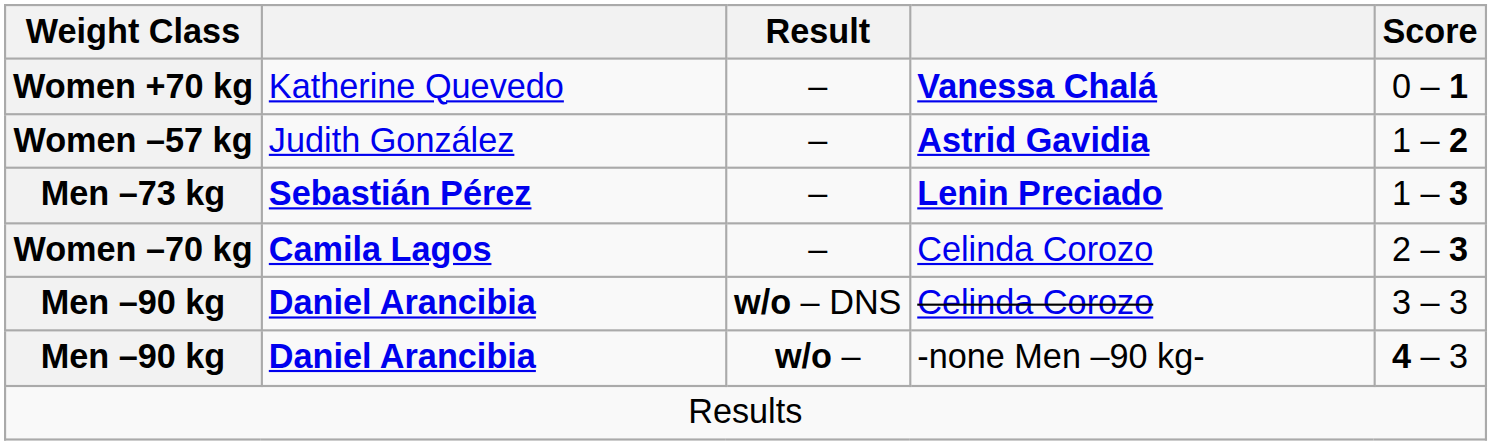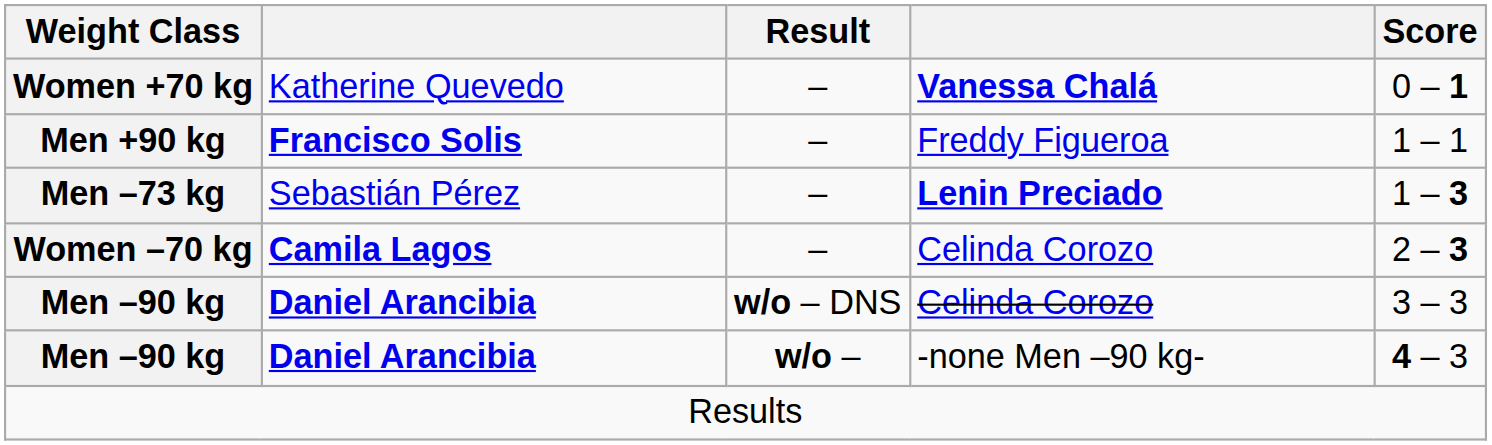+ row: (133, 140)
- row: (133, 140)
(400, 194) bold -> (394, 194) normal
